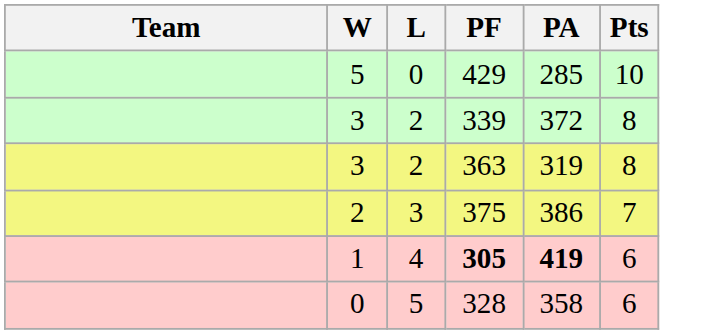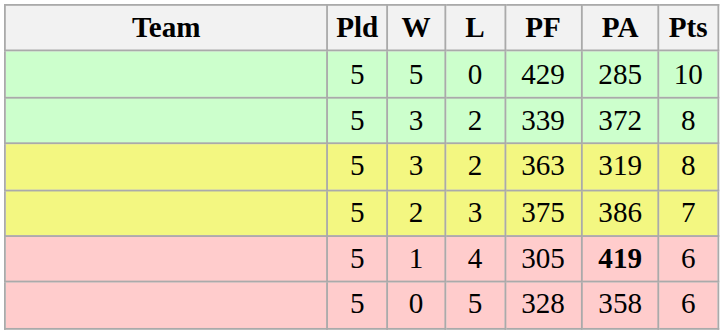+ column: (357, 27)
(484, 258) bold -> (543, 258) normal
